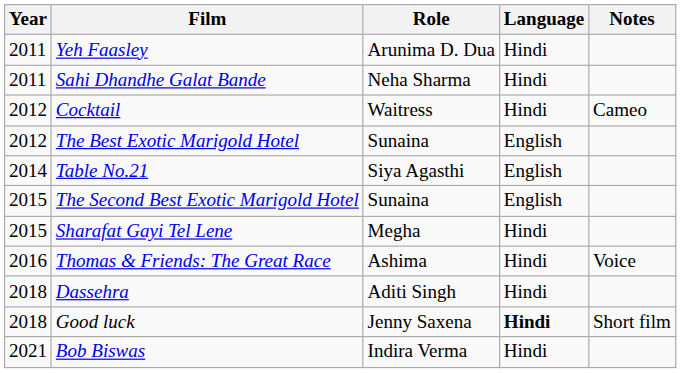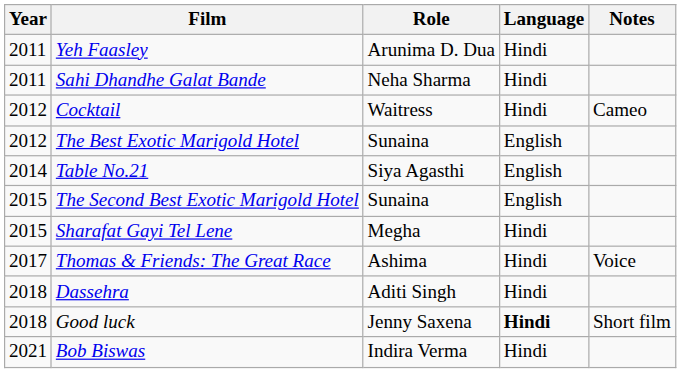(28, 261) 2016 -> (28, 261) 2017
